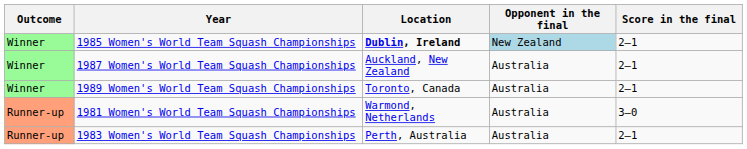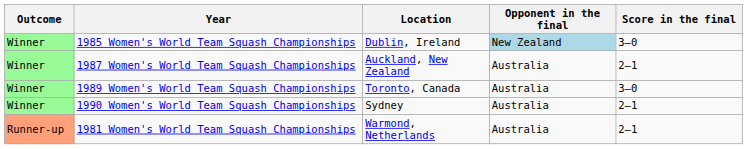(413, 42) bold -> (413, 42) normal
(628, 42) 2–1 -> (628, 42) 3–0
(628, 89) 2–1 -> (628, 89) 3–0
+ row: (216, 106)
(628, 112) 3–0 -> (628, 129) 2–1
- row: (216, 135)
